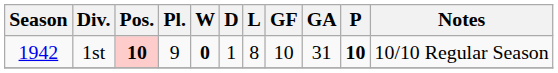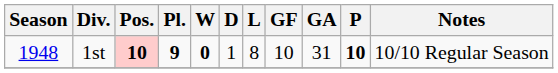(38, 51) 1942 -> (38, 51) 1948
(175, 51) normal -> (175, 51) bold
